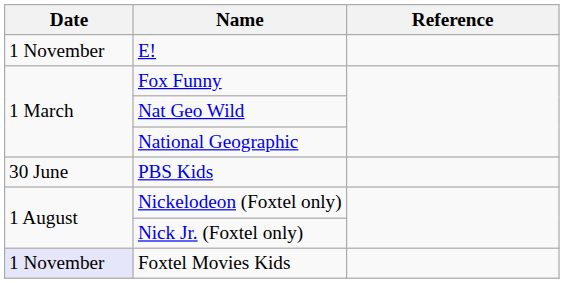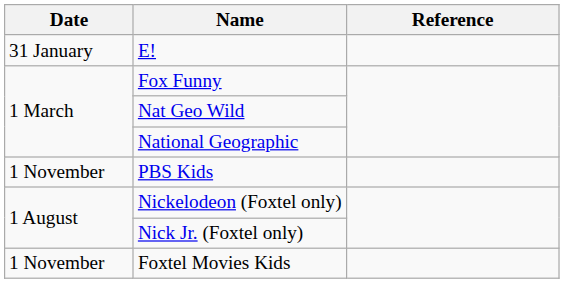(57, 50) 1 November -> (51, 50) 31 January
(39, 171) 30 June -> (57, 171) 1 November
(57, 263) lavender background -> (57, 263) no background
